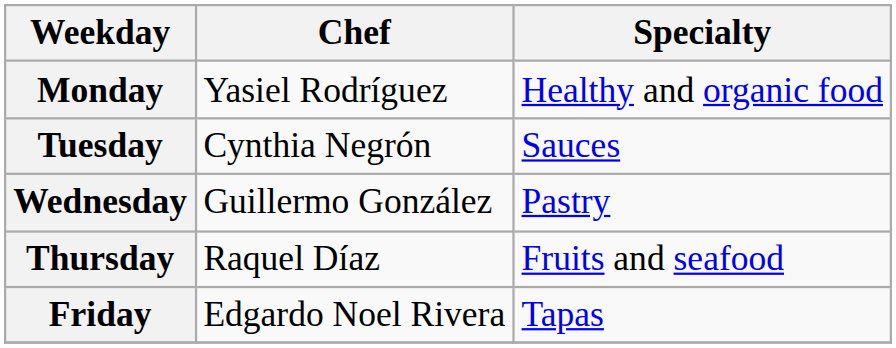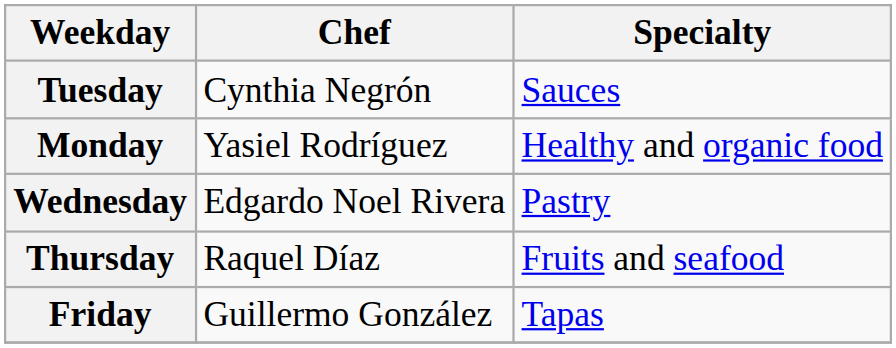rows swapped: (100, 88) <-> (100, 145)
(348, 201) Guillermo González -> (354, 201) Edgardo Noel Rivera
(354, 314) Edgardo Noel Rivera -> (348, 314) Guillermo González
